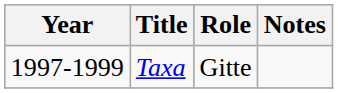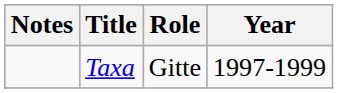columns swapped: (67, 25) <-> (295, 25)
